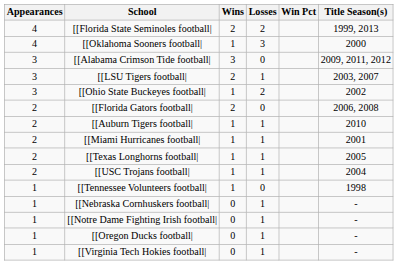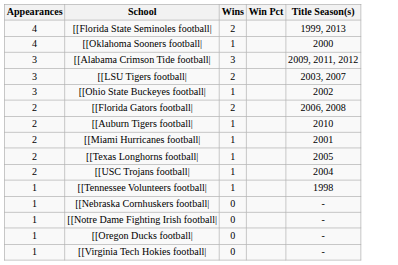- column: (263, 12)
